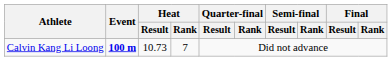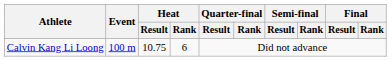(122, 47) bold -> (122, 47) normal
(155, 47) 10.73 -> (154, 47) 10.75
(185, 47) 7 -> (185, 47) 6
